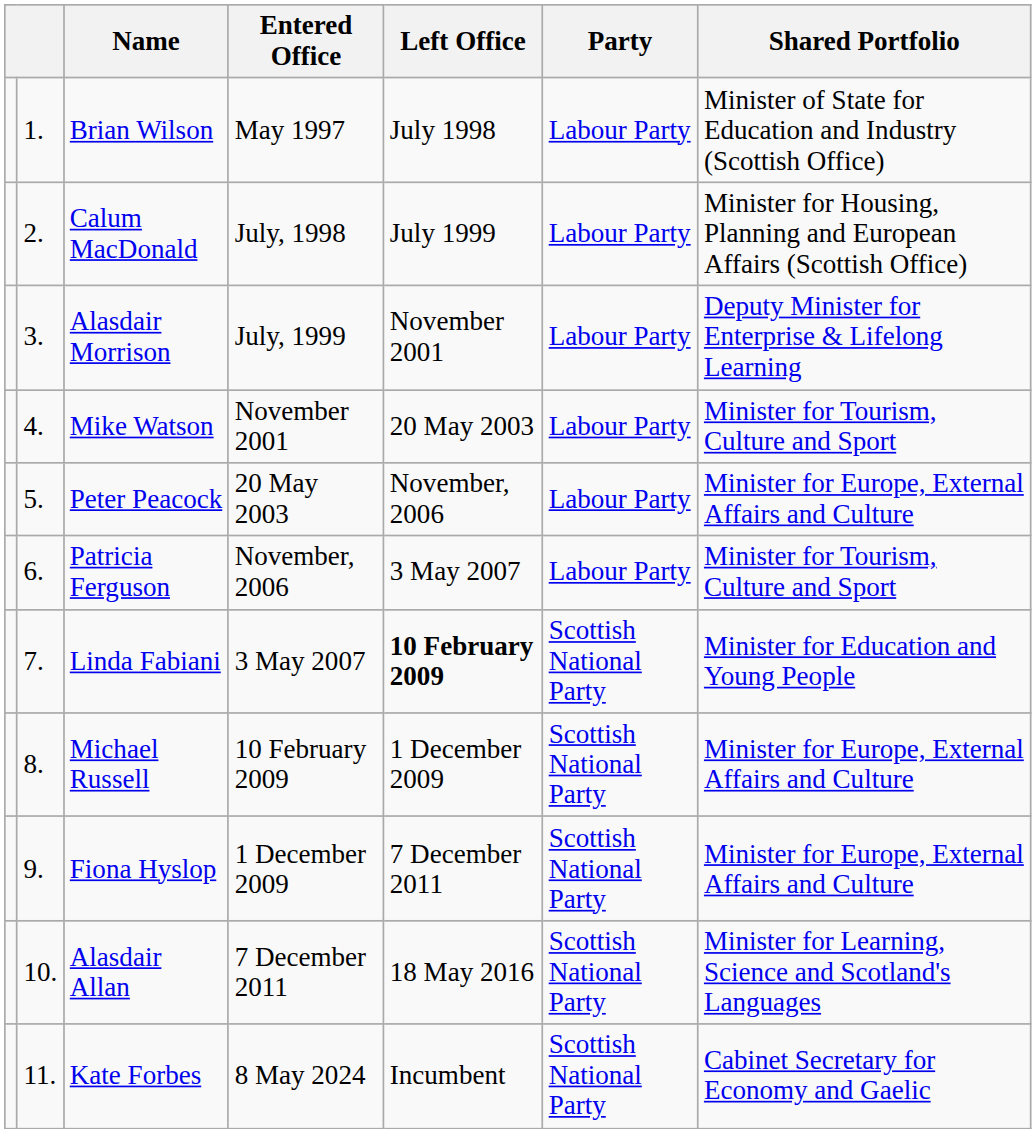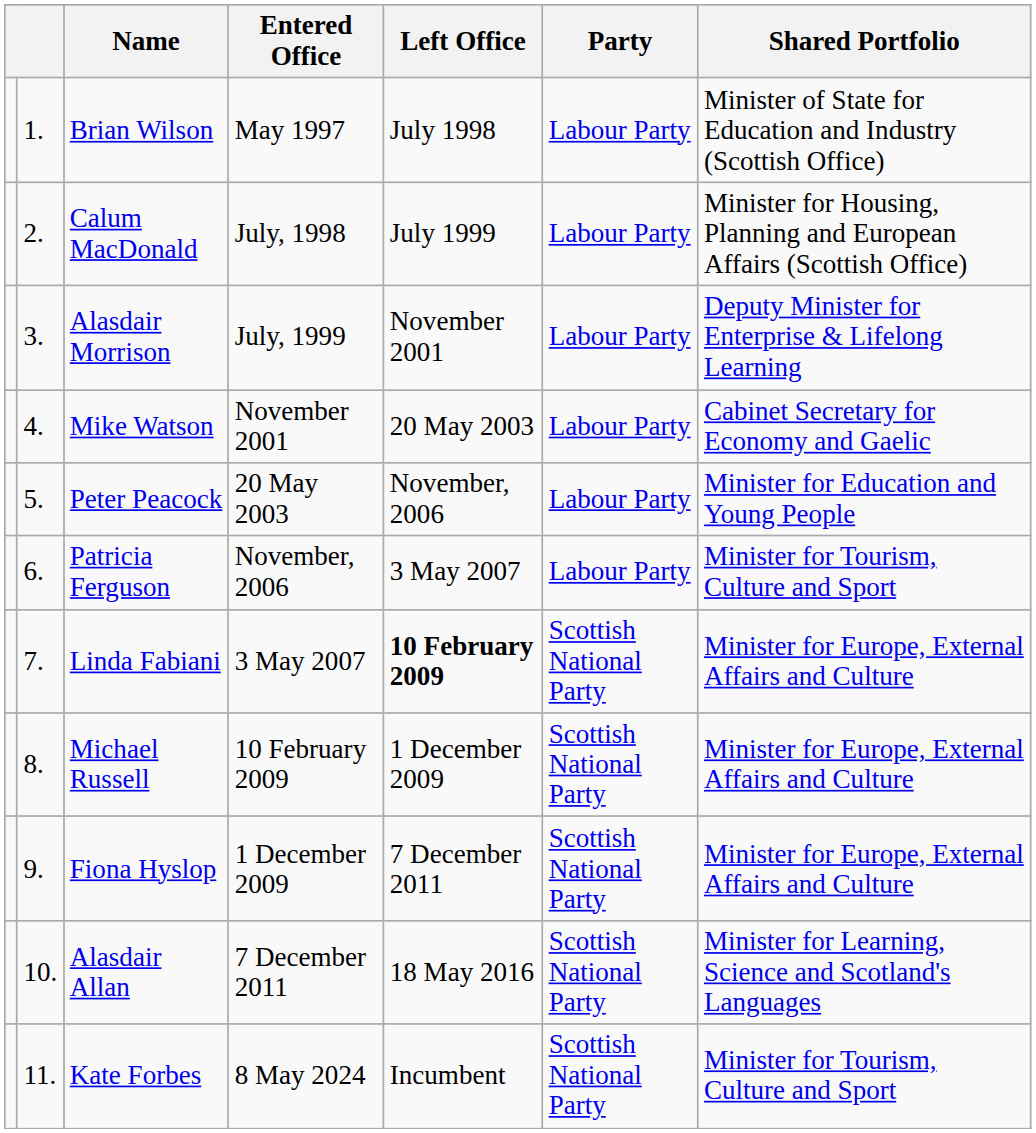(820, 425) Minister for Tourism, Culture and Sport -> (820, 425) Cabinet Secretary for Economy and Gaelic
(864, 498) Minister for Europe, External Affairs and Culture -> (850, 498) Minister for Education and Young People
(850, 660) Minister for Education and Young People -> (864, 660) Minister for Europe, External Affairs and Culture
(820, 1075) Cabinet Secretary for Economy and Gaelic -> (820, 1075) Minister for Tourism, Culture and Sport
